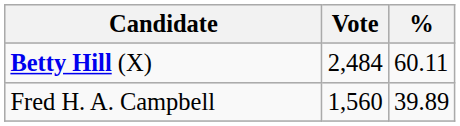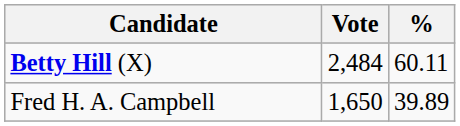(355, 101) 1,560 -> (355, 101) 1,650
